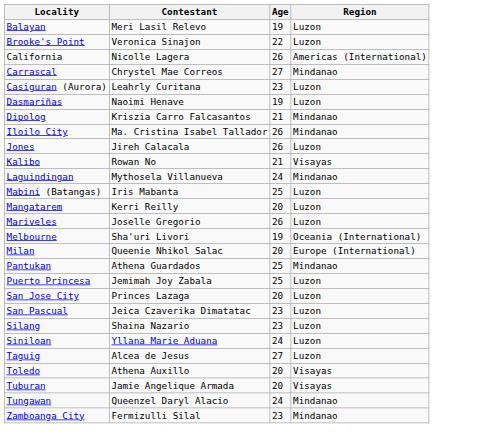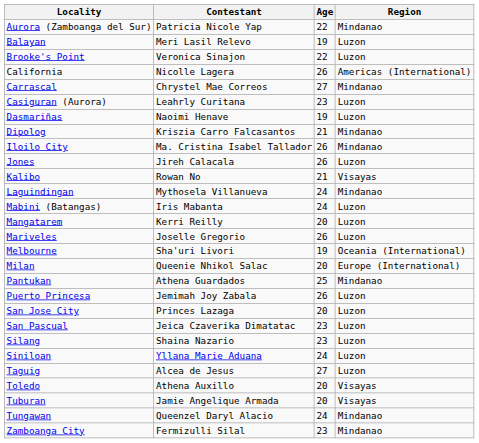+ row: (79, 27)
(277, 192) 25 -> (322, 207) 24
(277, 281) 25 -> (322, 296) 26
